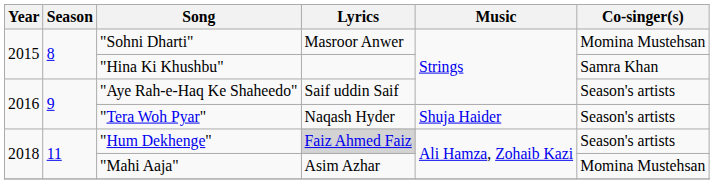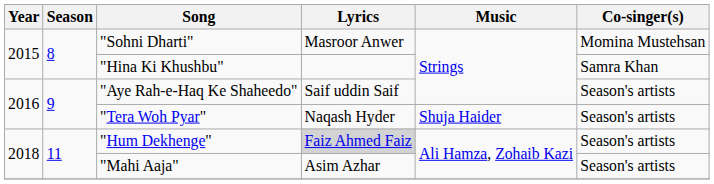(643, 166) Momina Mustehsan -> (628, 166) Season's artists
